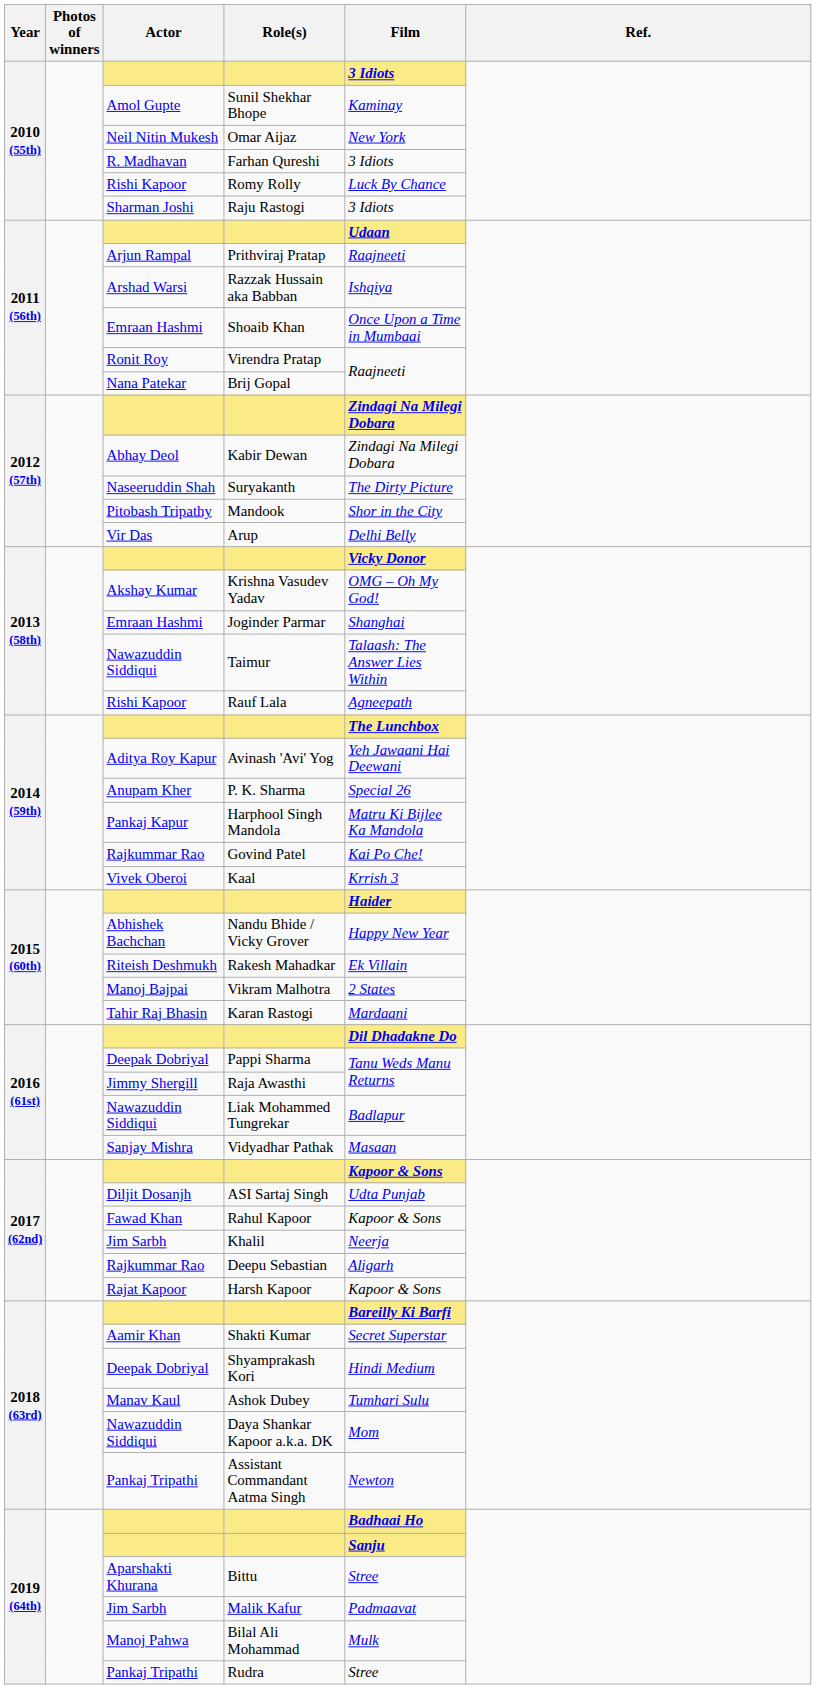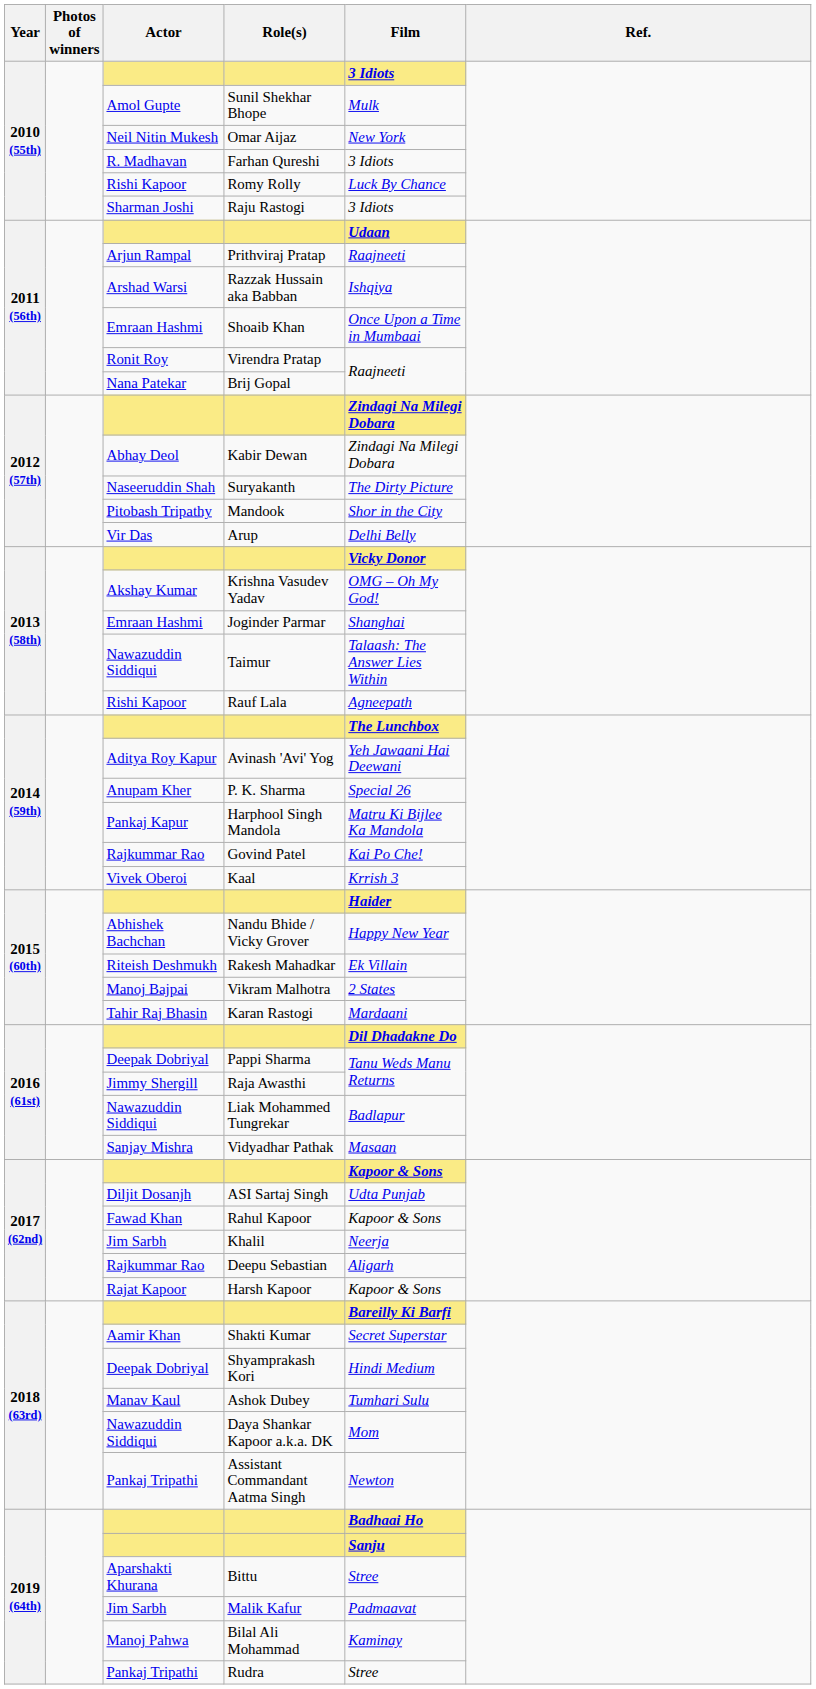(375, 105) Kaminay -> (364, 105) Mulk
(364, 1640) Mulk -> (375, 1640) Kaminay
